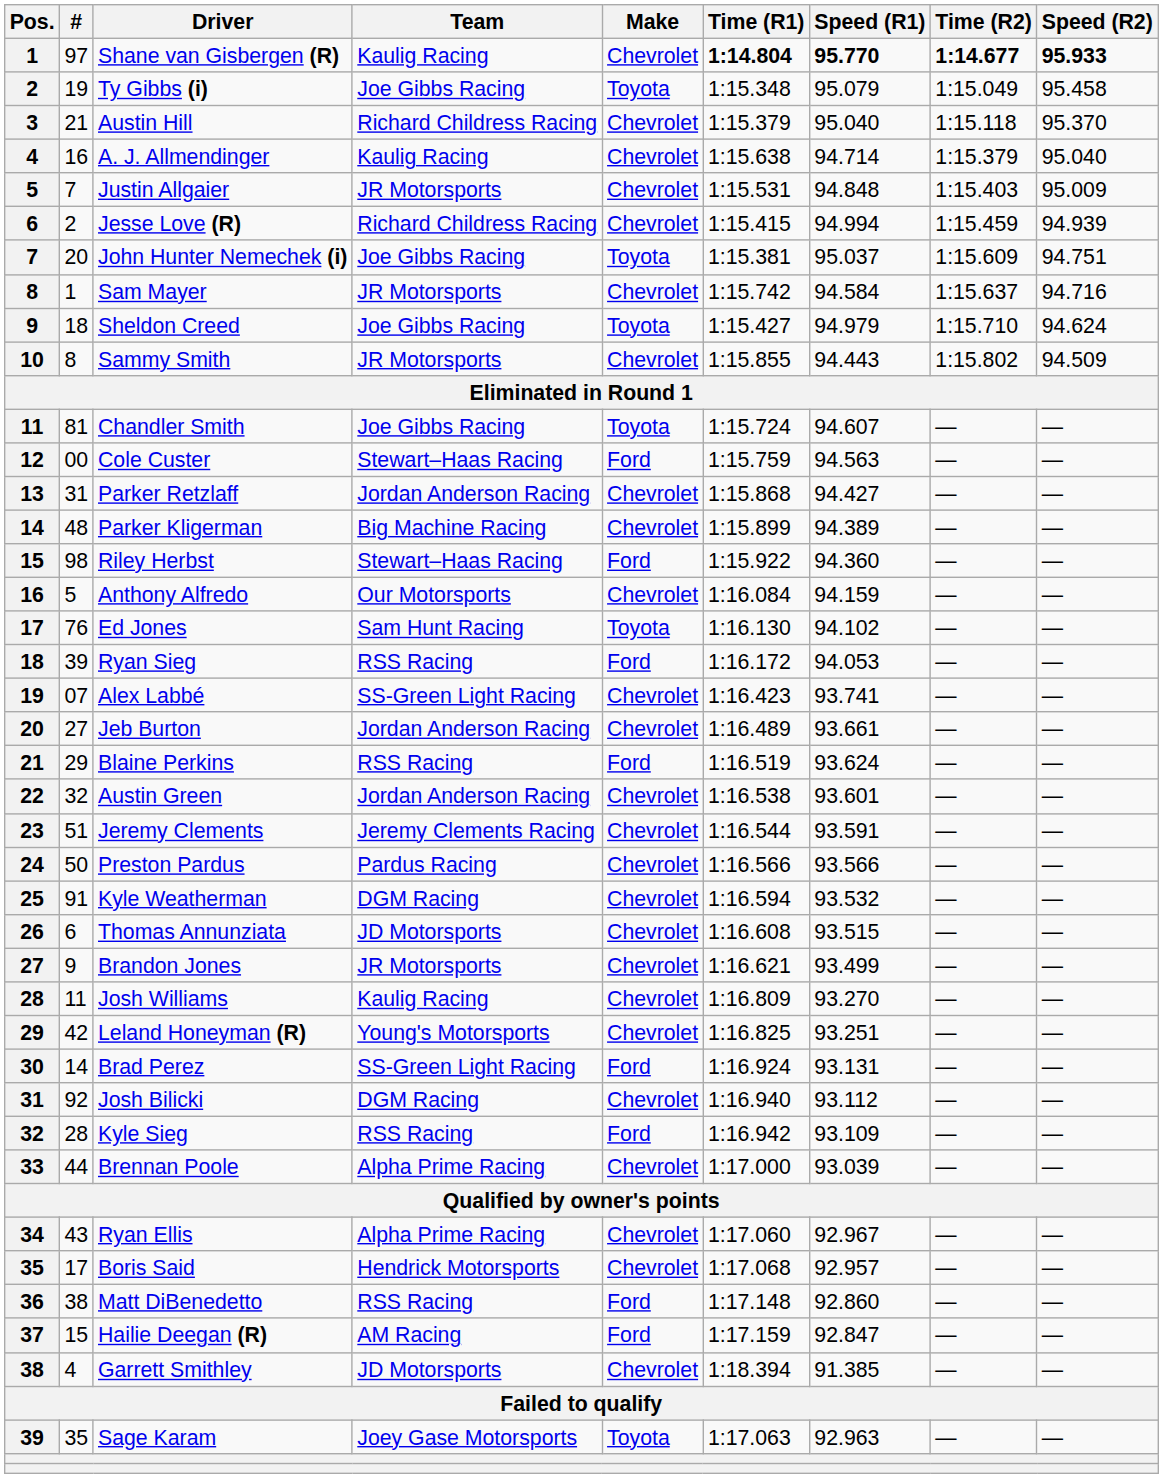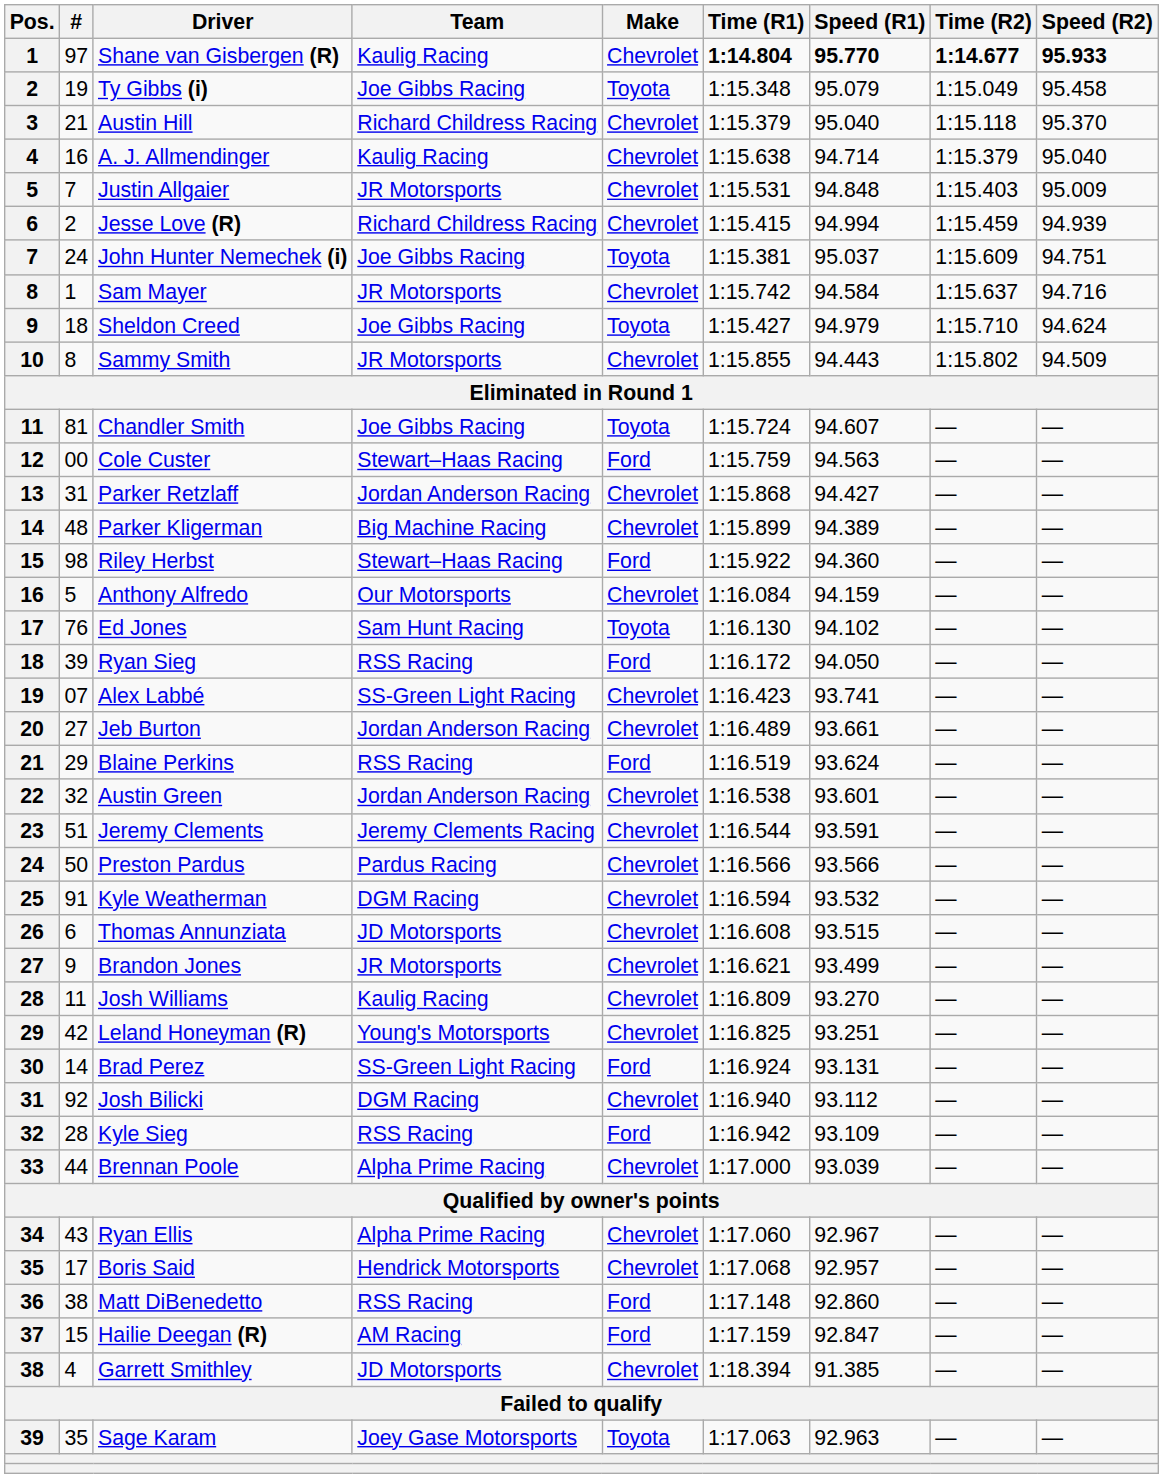(76, 258) 20 -> (76, 258) 24
(847, 662) 94.053 -> (847, 662) 94.050
